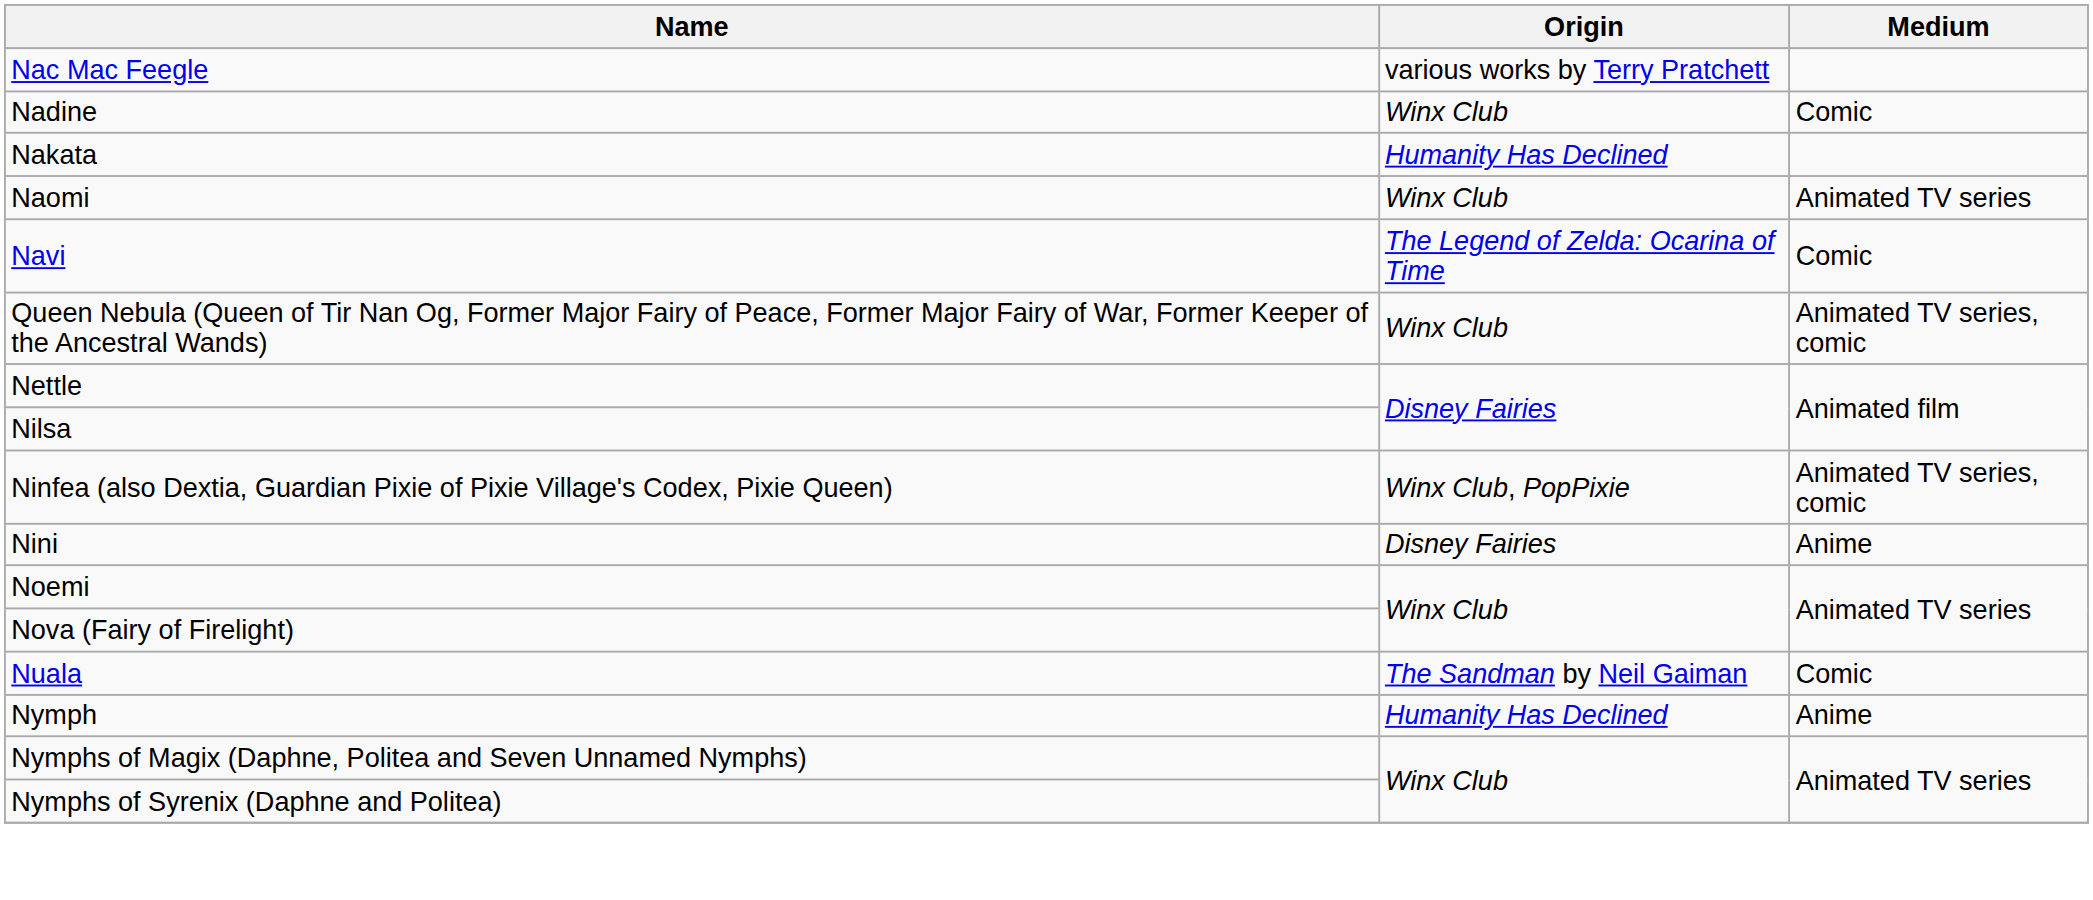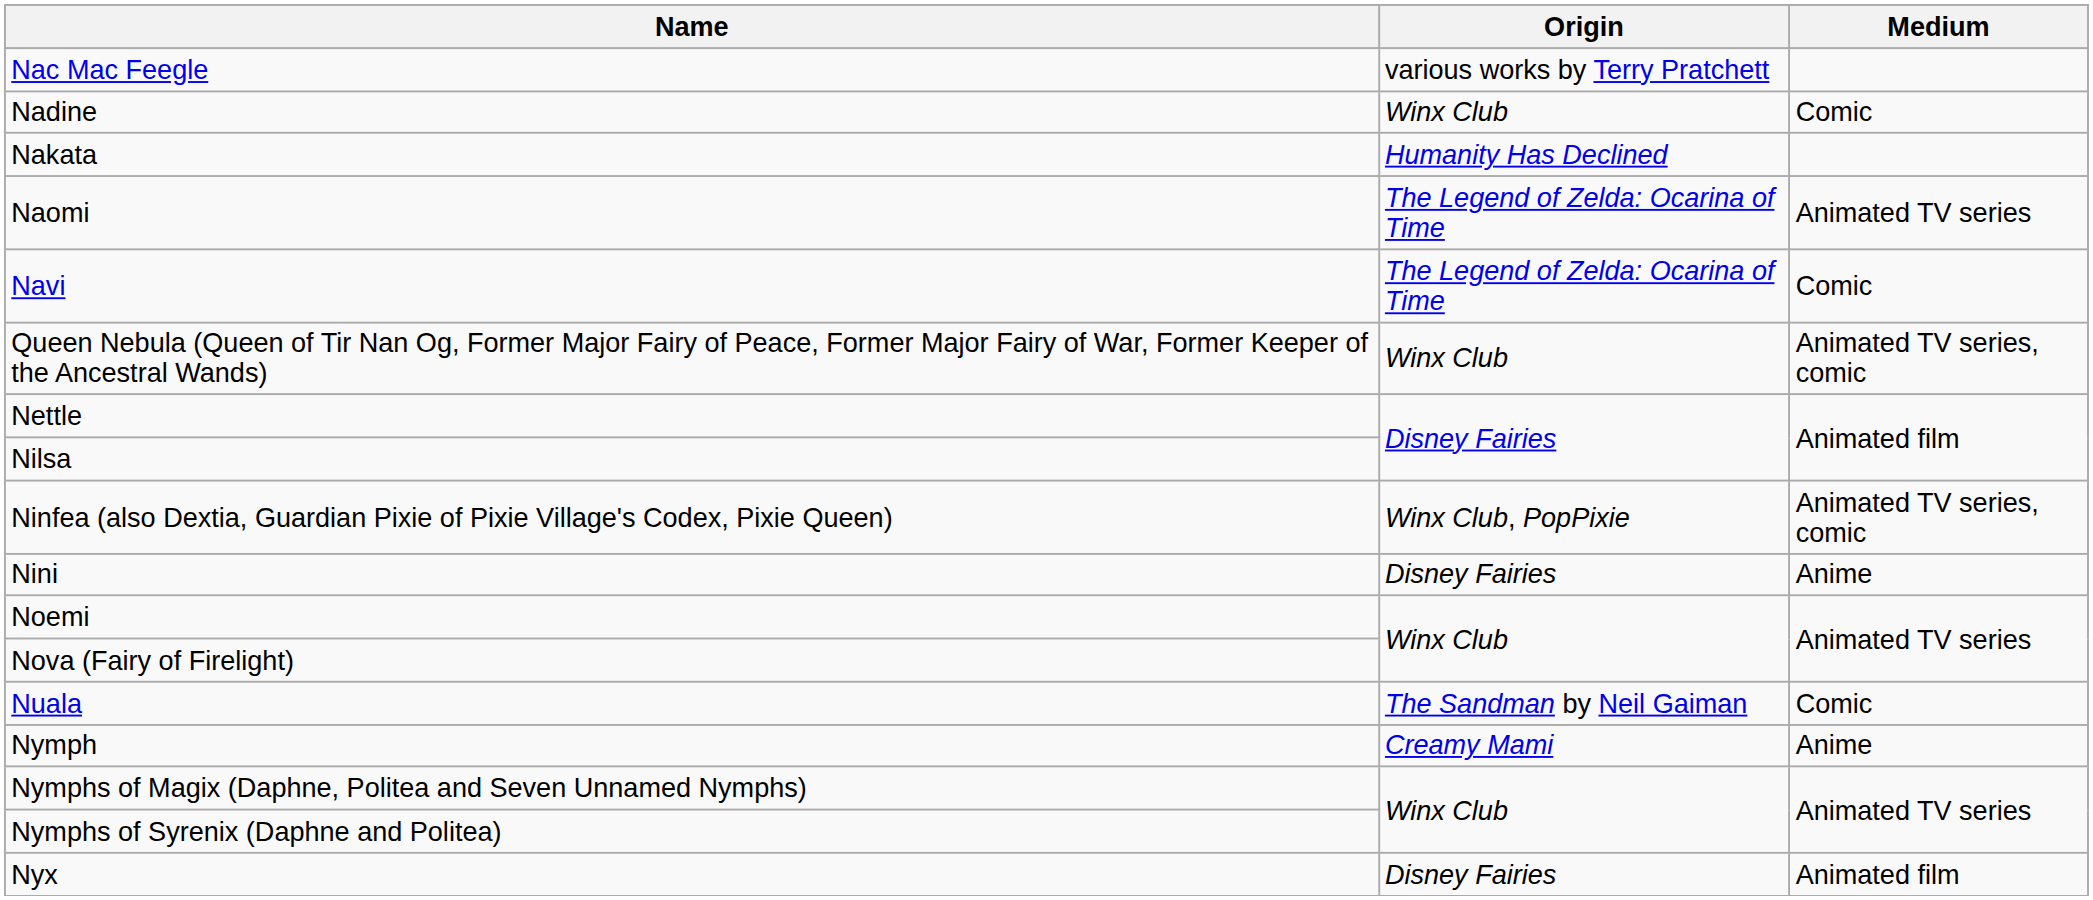(1446, 198) Winx Club -> (1580, 213) The Legend of Zelda: Ocarina of Time
(1526, 716) Humanity Has Declined -> (1469, 746) Creamy Mami
+ row: (35, 874)
